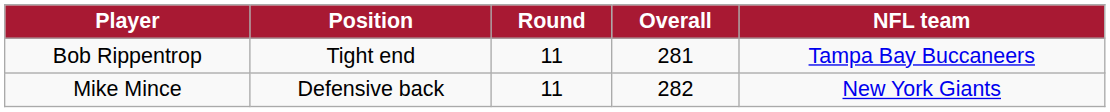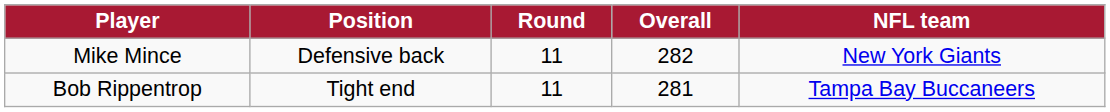rows swapped: (127, 55) <-> (127, 89)
